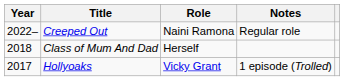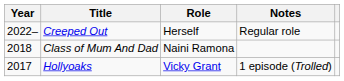(199, 31) Naini Ramona -> (181, 31) Herself
(181, 48) Herself -> (199, 48) Naini Ramona
